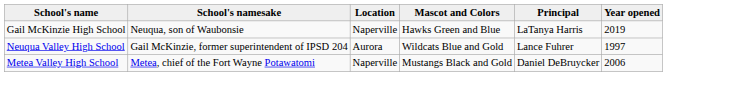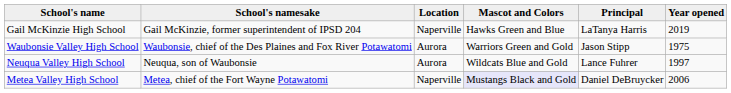(187, 29) Neuqua, son of Waubonsie -> (252, 29) Gail McKinzie, former superintendent of IPSD 204
+ row: (73, 46)
(239, 46) Gail McKinzie, former superintendent of IPSD 204 -> (200, 63) Neuqua, son of Waubonsie
(457, 63) no background -> (521, 79) lavender background
